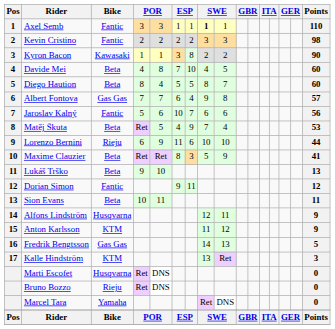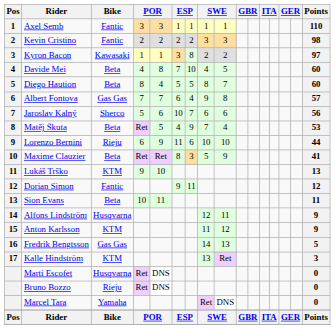(206, 26) bold -> (206, 26) normal
(316, 55) 90 -> (316, 55) 97
(112, 113) Fantic -> (112, 113) Sherco
(112, 171) Beta -> (112, 171) KTM
